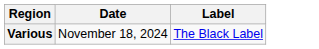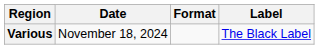+ column: (195, 14)
